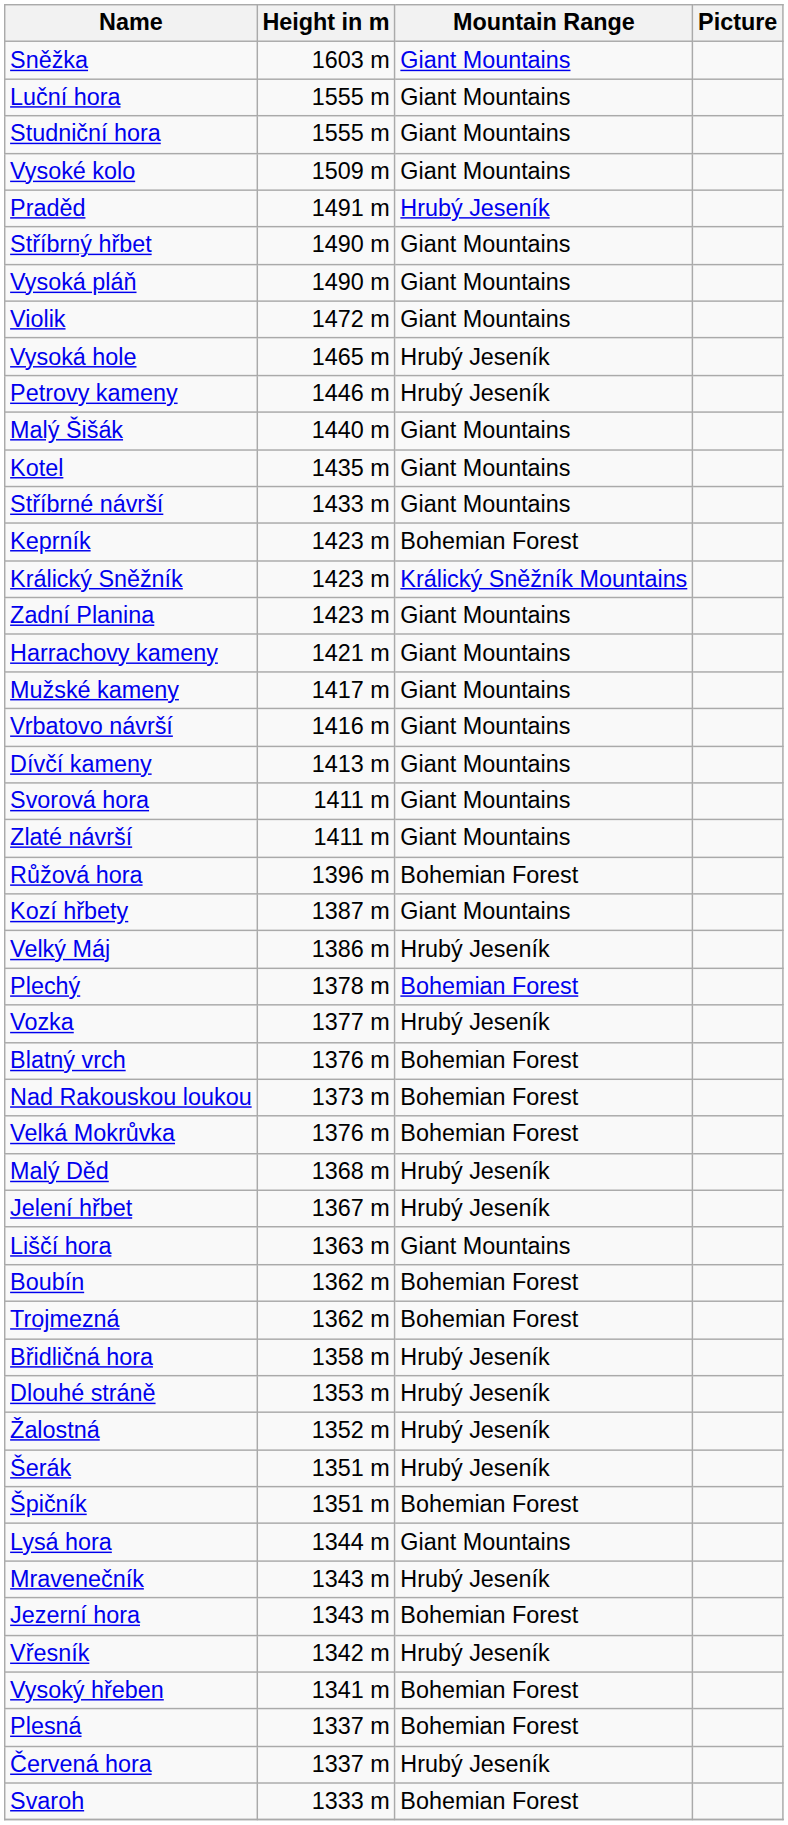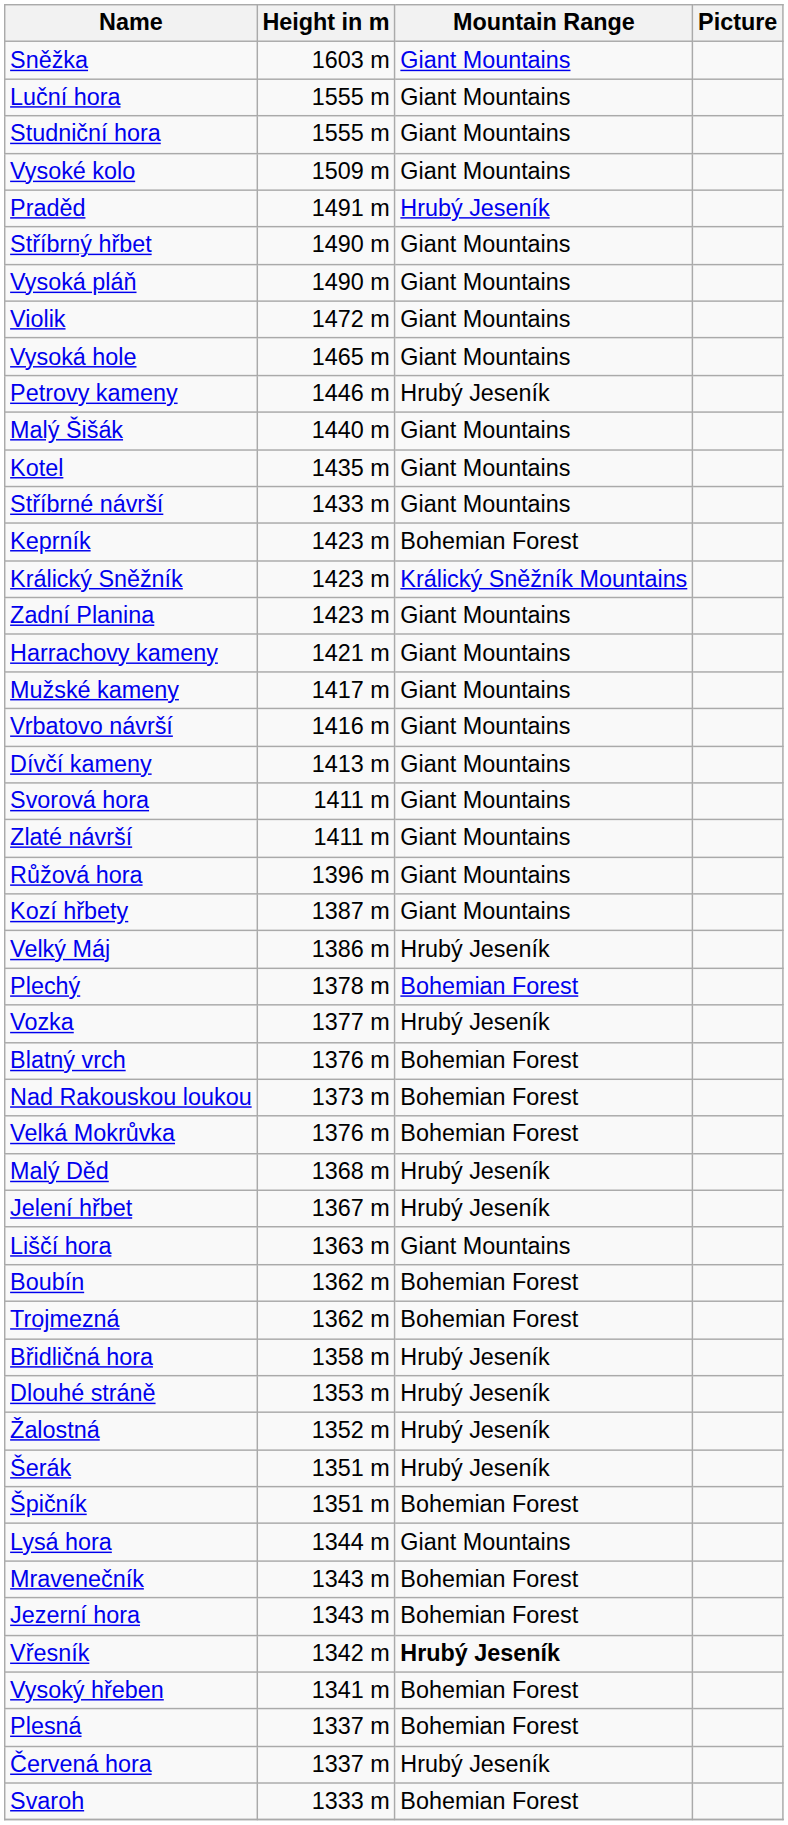(475, 356) Hrubý Jeseník -> (485, 356) Giant Mountains
(489, 875) Bohemian Forest -> (485, 875) Giant Mountains
(475, 1579) Hrubý Jeseník -> (489, 1579) Bohemian Forest
(475, 1653) normal -> (480, 1653) bold
